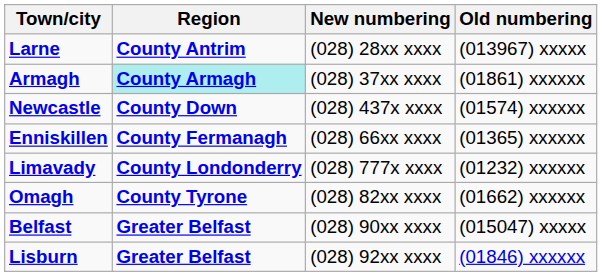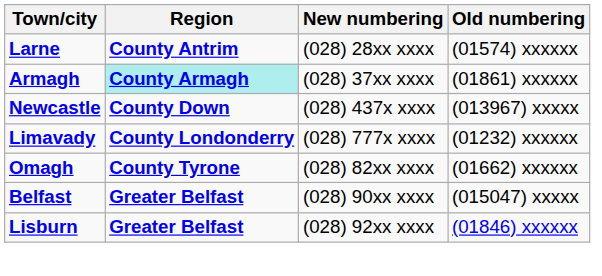(523, 49) (013967) xxxxx -> (515, 49) (01574) xxxxxx
(522, 108) (01574) xxxxxx -> (515, 108) (013967) xxxxx
- row: (58, 138)
